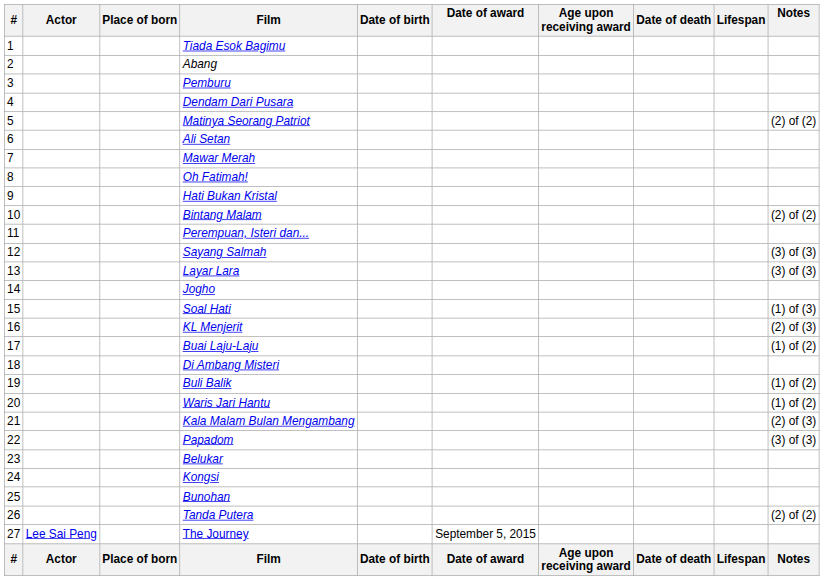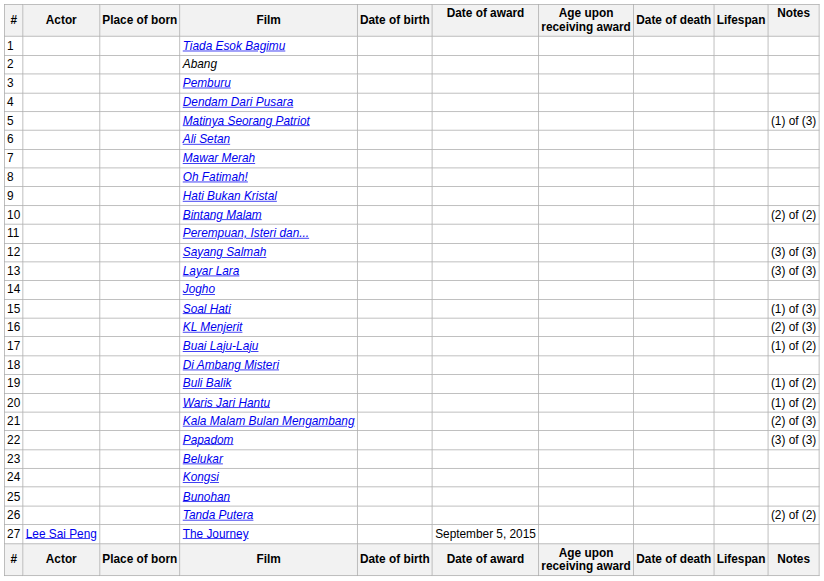(794, 121) (2) of (2) -> (794, 121) (1) of (3)
